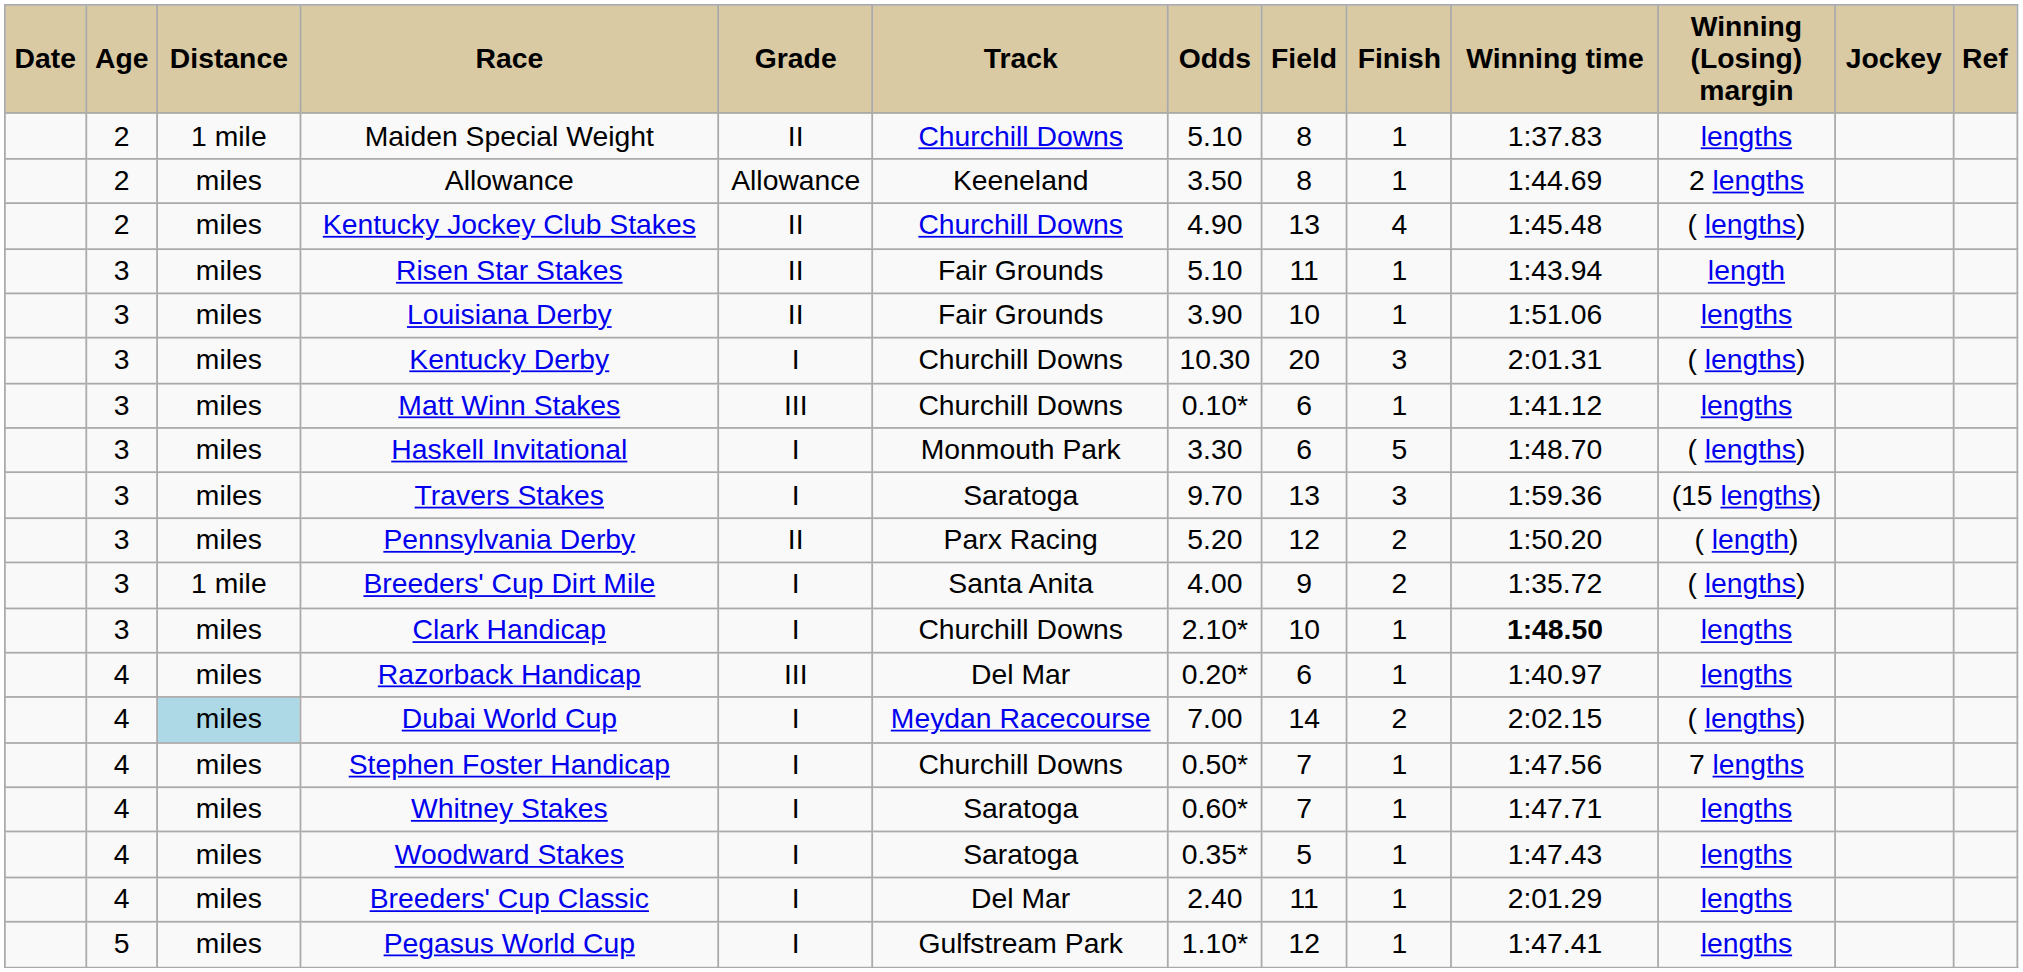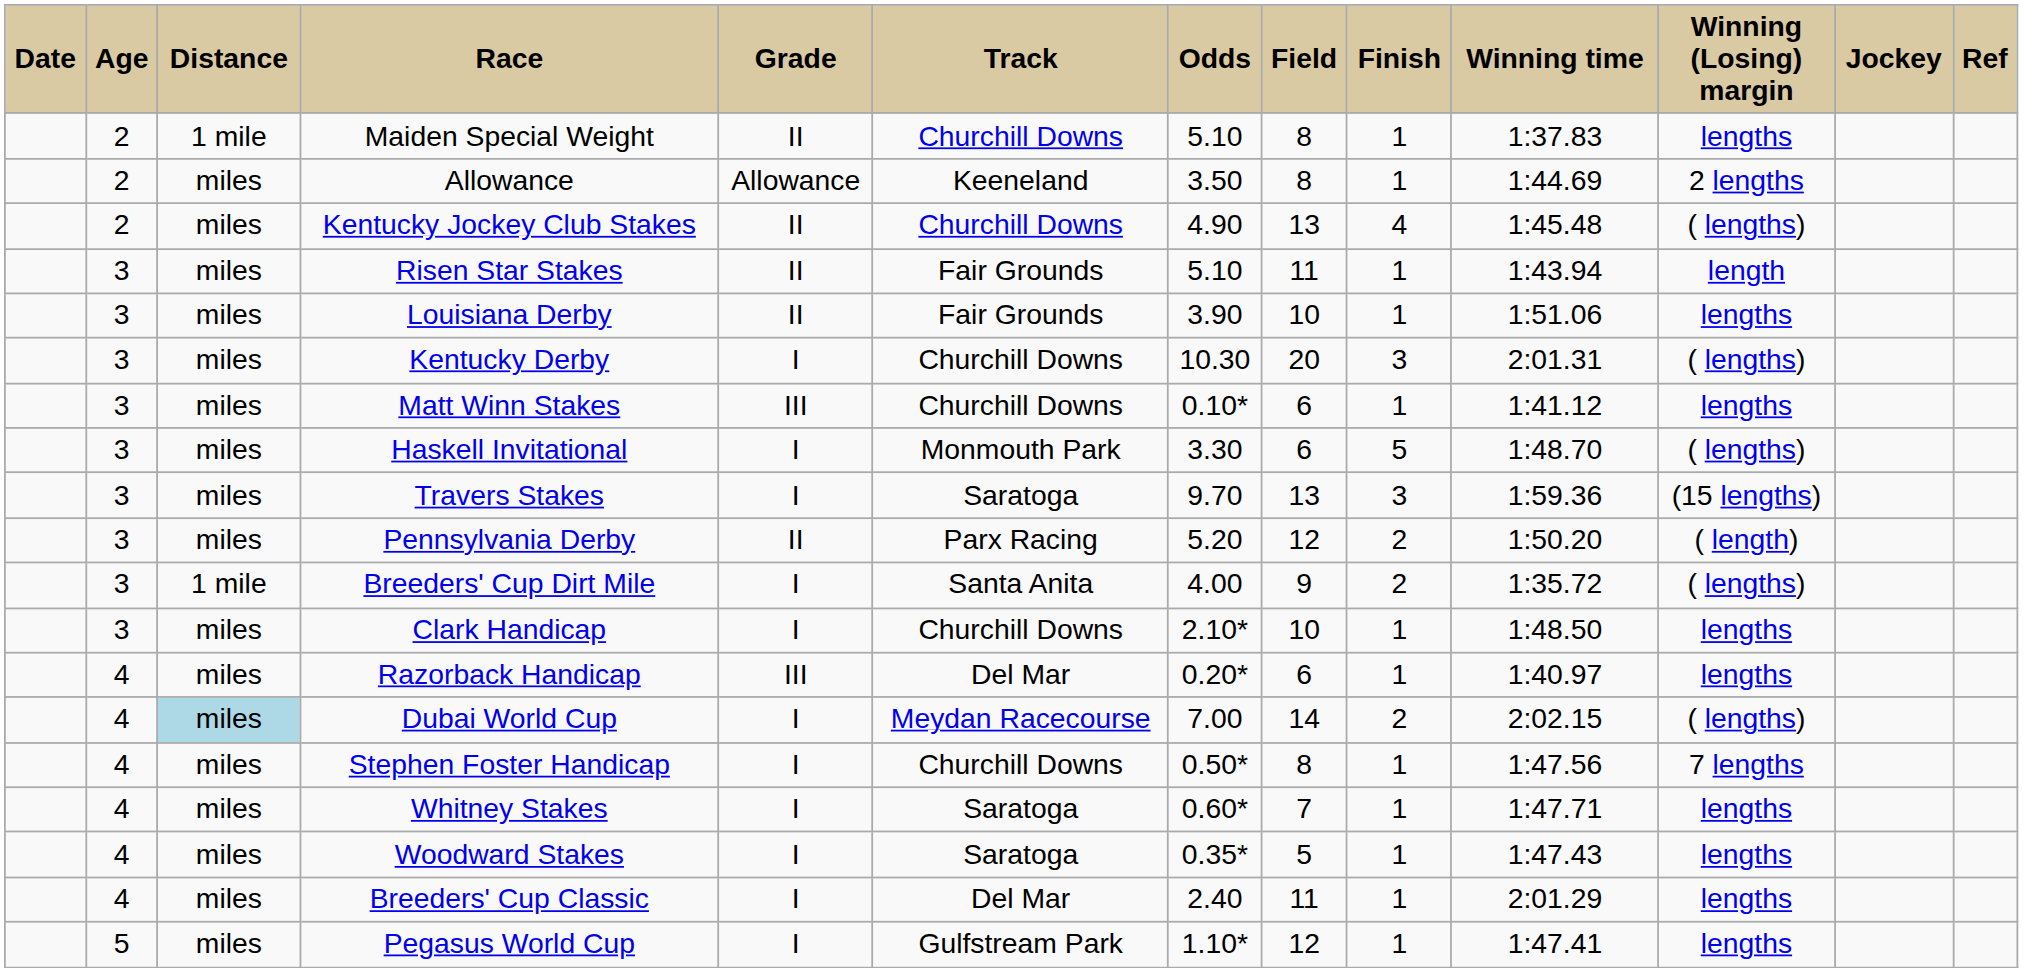(1555, 629) bold -> (1555, 629) normal
(1304, 764) 7 -> (1304, 764) 8
